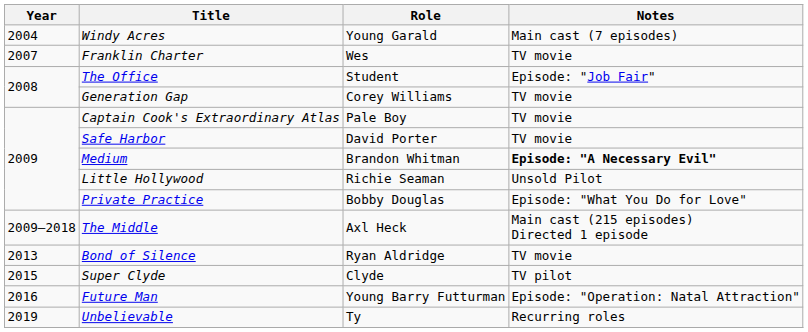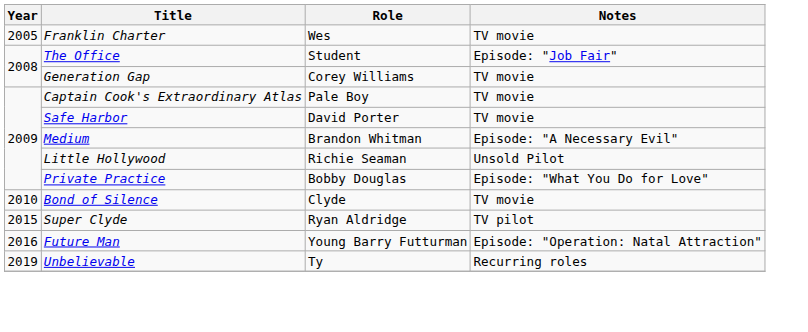- row: (124, 35)
(23, 56) 2007 -> (23, 35) 2005
(614, 159) bold -> (576, 138) normal
- row: (120, 228)
(23, 255) 2013 -> (23, 200) 2010
(395, 255) Ryan Aldridge -> (327, 200) Clyde
(365, 276) Clyde -> (357, 220) Ryan Aldridge
